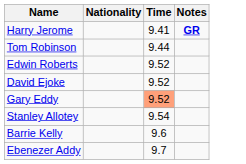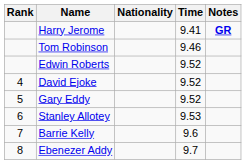+ column: (20, 13)
(159, 47) 9.44 -> (191, 47) 9.46
(159, 99) lightsalmon background -> (191, 99) no background
(159, 116) 9.54 -> (191, 116) 9.53
